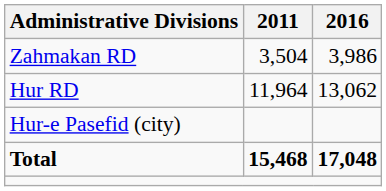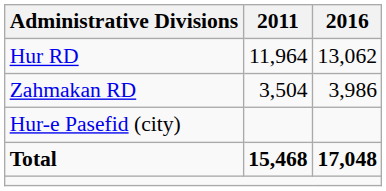rows swapped: (44, 90) <-> (73, 55)
